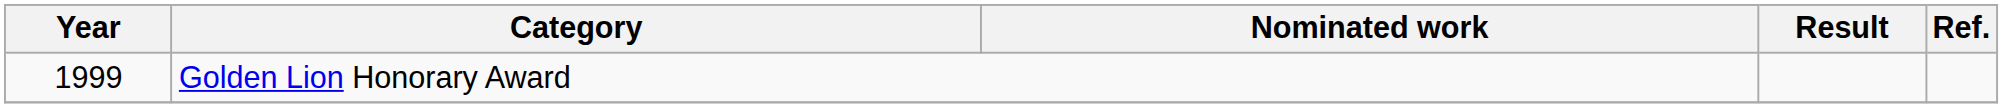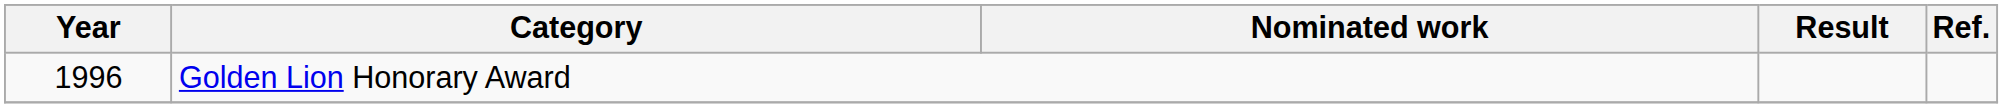(88, 77) 1999 -> (88, 77) 1996
